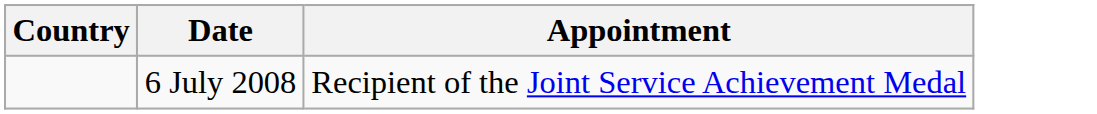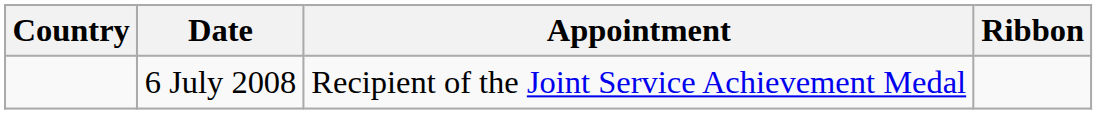+ column: (1033, 30)
